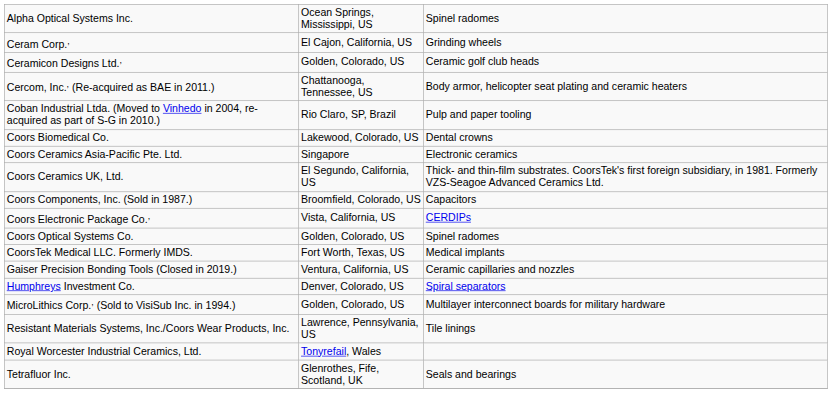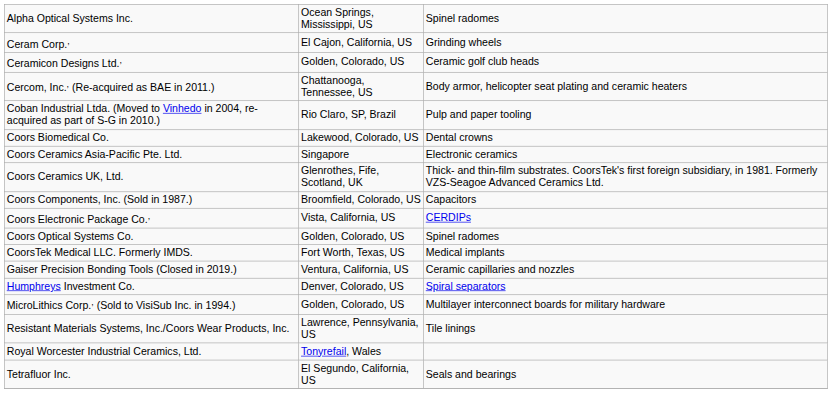(355, 177) El Segundo, California, US -> (340, 177) Glenrothes, Fife, Scotland, UK
(340, 374) Glenrothes, Fife, Scotland, UK -> (355, 374) El Segundo, California, US
